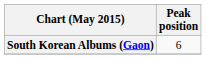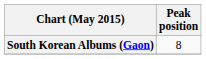(179, 44) 6 -> (179, 44) 8
